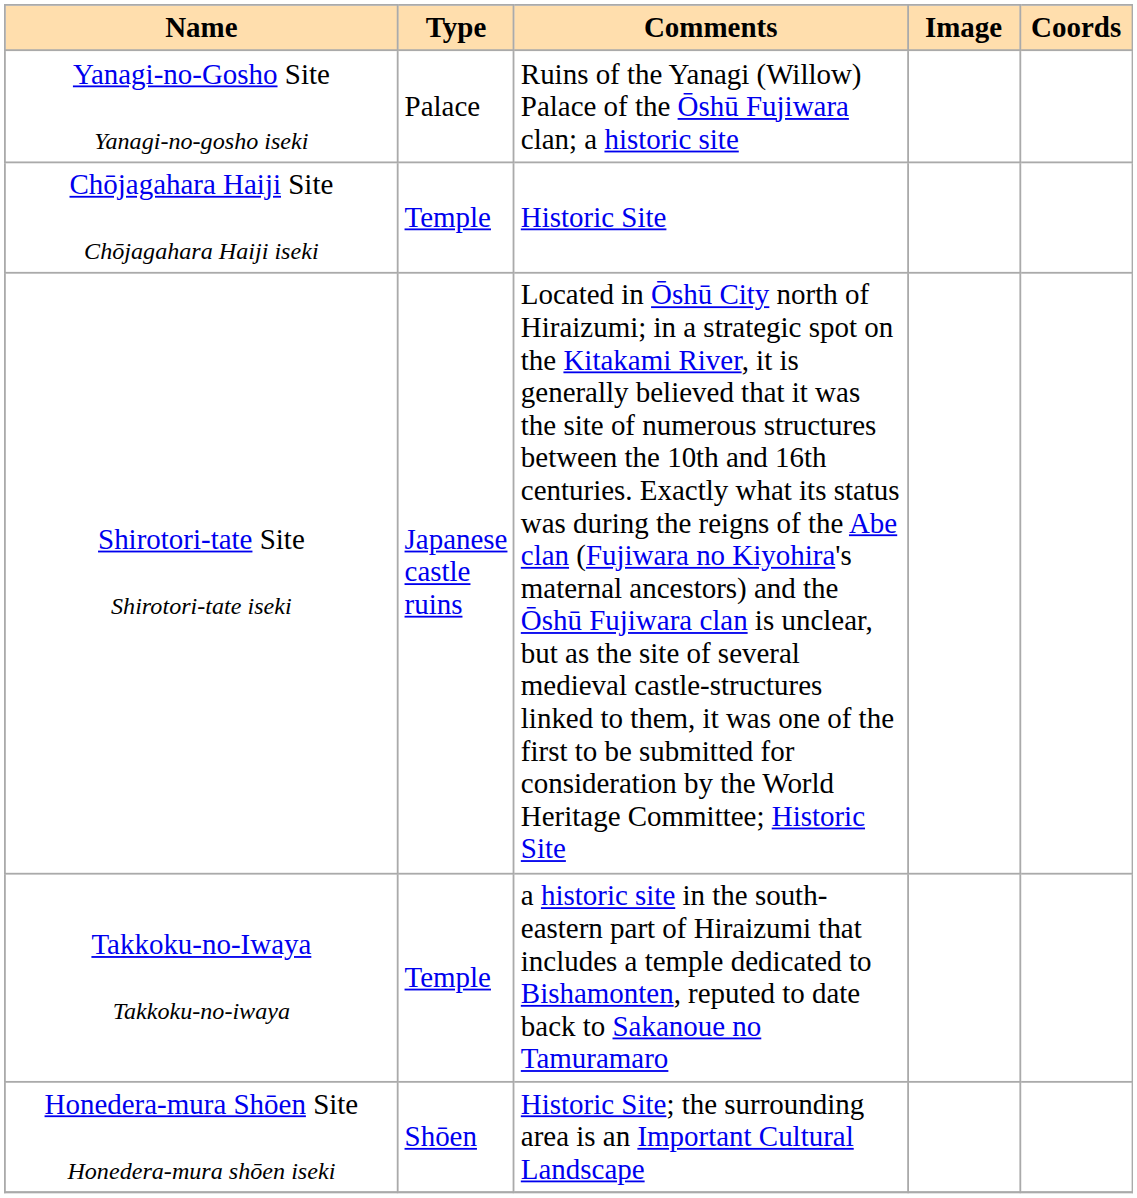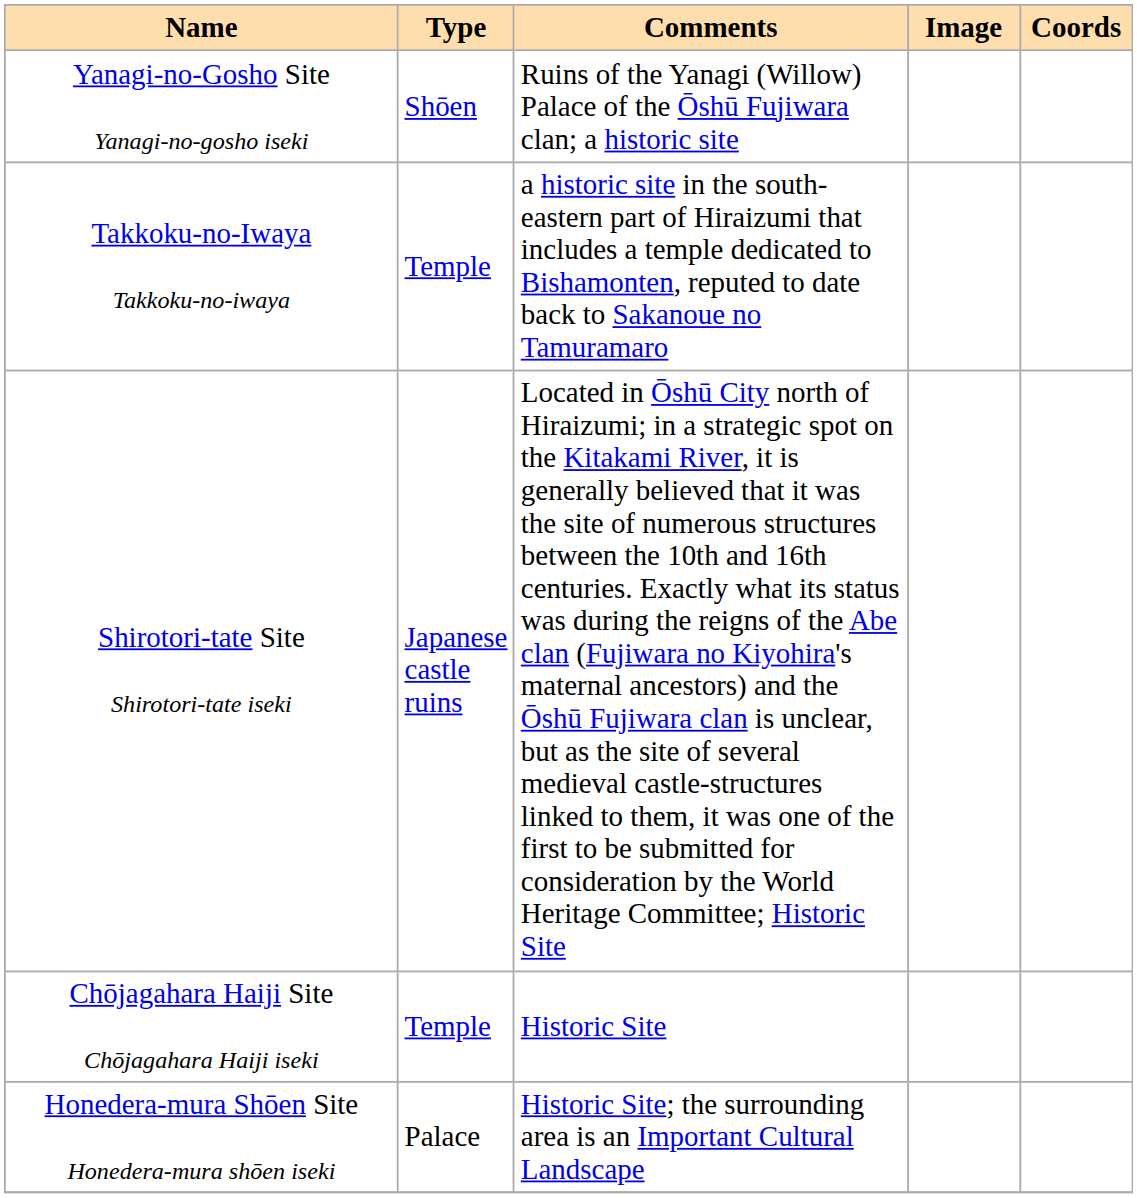(442, 105) Palace -> (441, 105) Shōen
rows swapped: (201, 976) <-> (201, 217)
(441, 1136) Shōen -> (442, 1136) Palace
